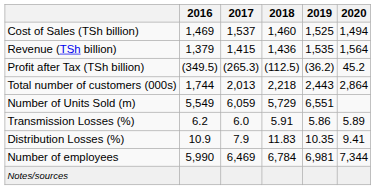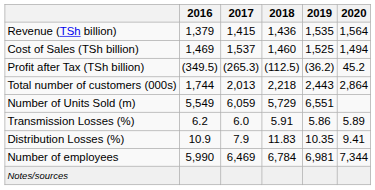rows swapped: (62, 49) <-> (73, 31)
